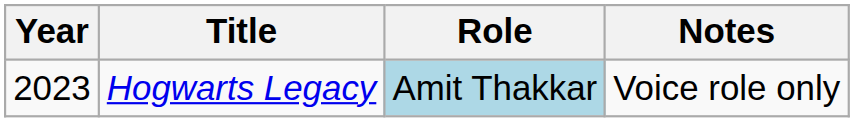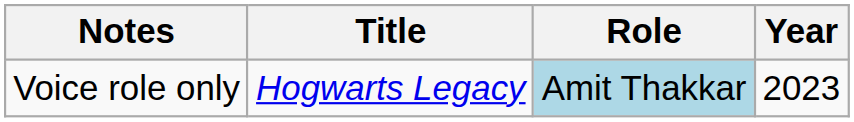columns swapped: (52, 32) <-> (727, 32)
